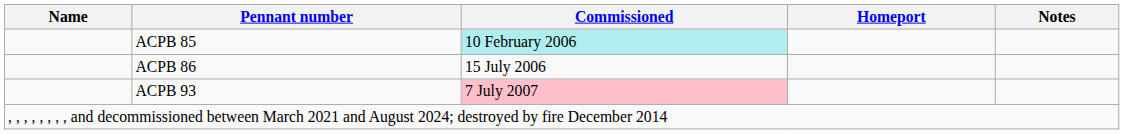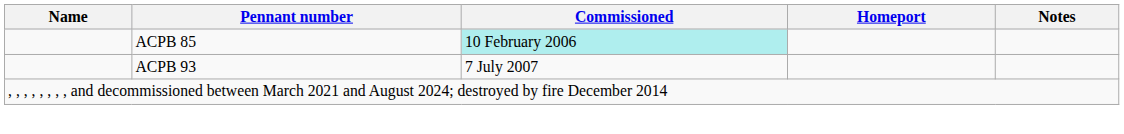- row: (166, 66)
(501, 91) pink background -> (501, 66) no background
